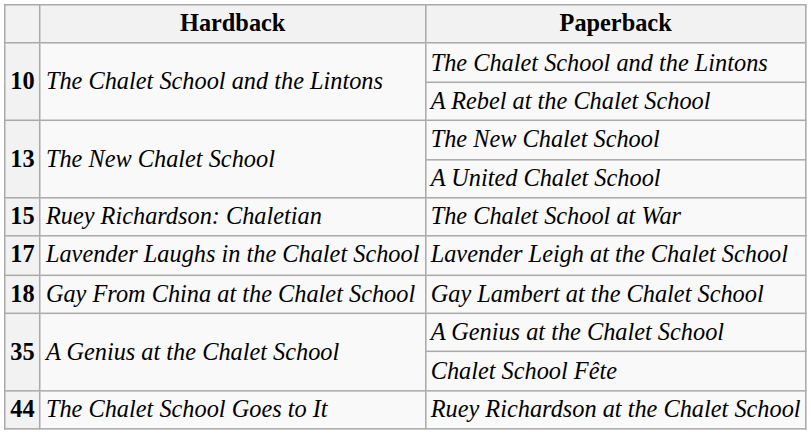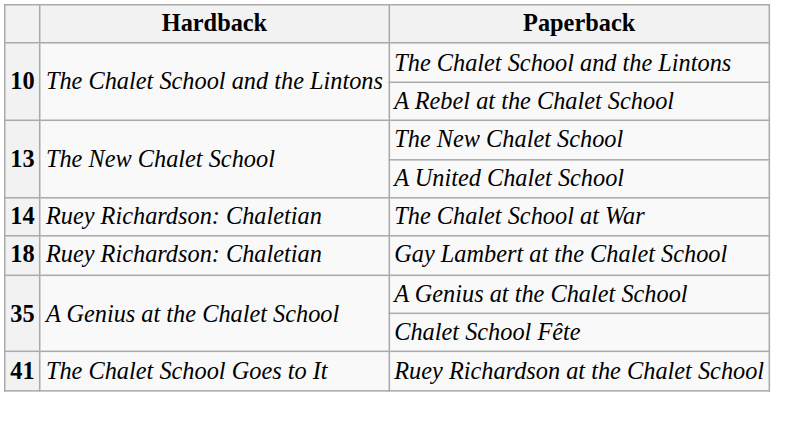(23, 216) 15 -> (23, 216) 14
- row: (609, 255)
(231, 293) Gay From China at the Chalet School -> (184, 255) Ruey Richardson: Chaletian
(23, 409) 44 -> (23, 370) 41
